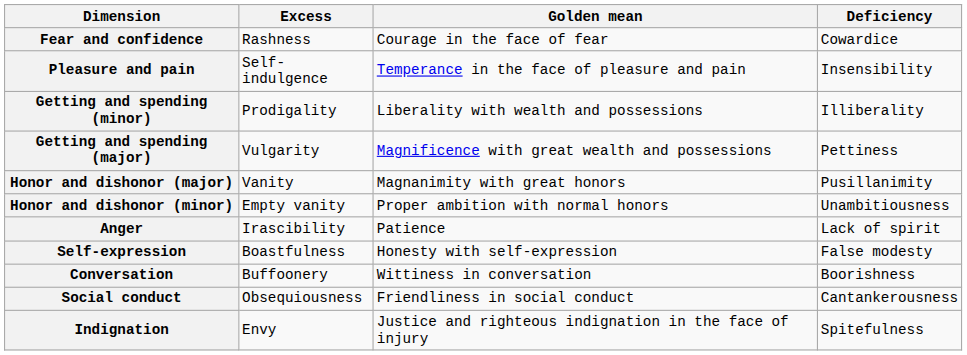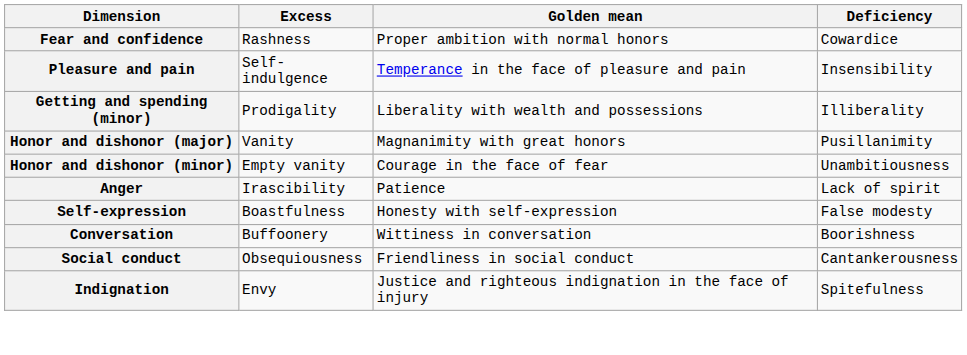(493, 40) Courage in the face of fear -> (523, 40) Proper ambition with normal honors
- row: (122, 151)
(523, 206) Proper ambition with normal honors -> (493, 166) Courage in the face of fear
